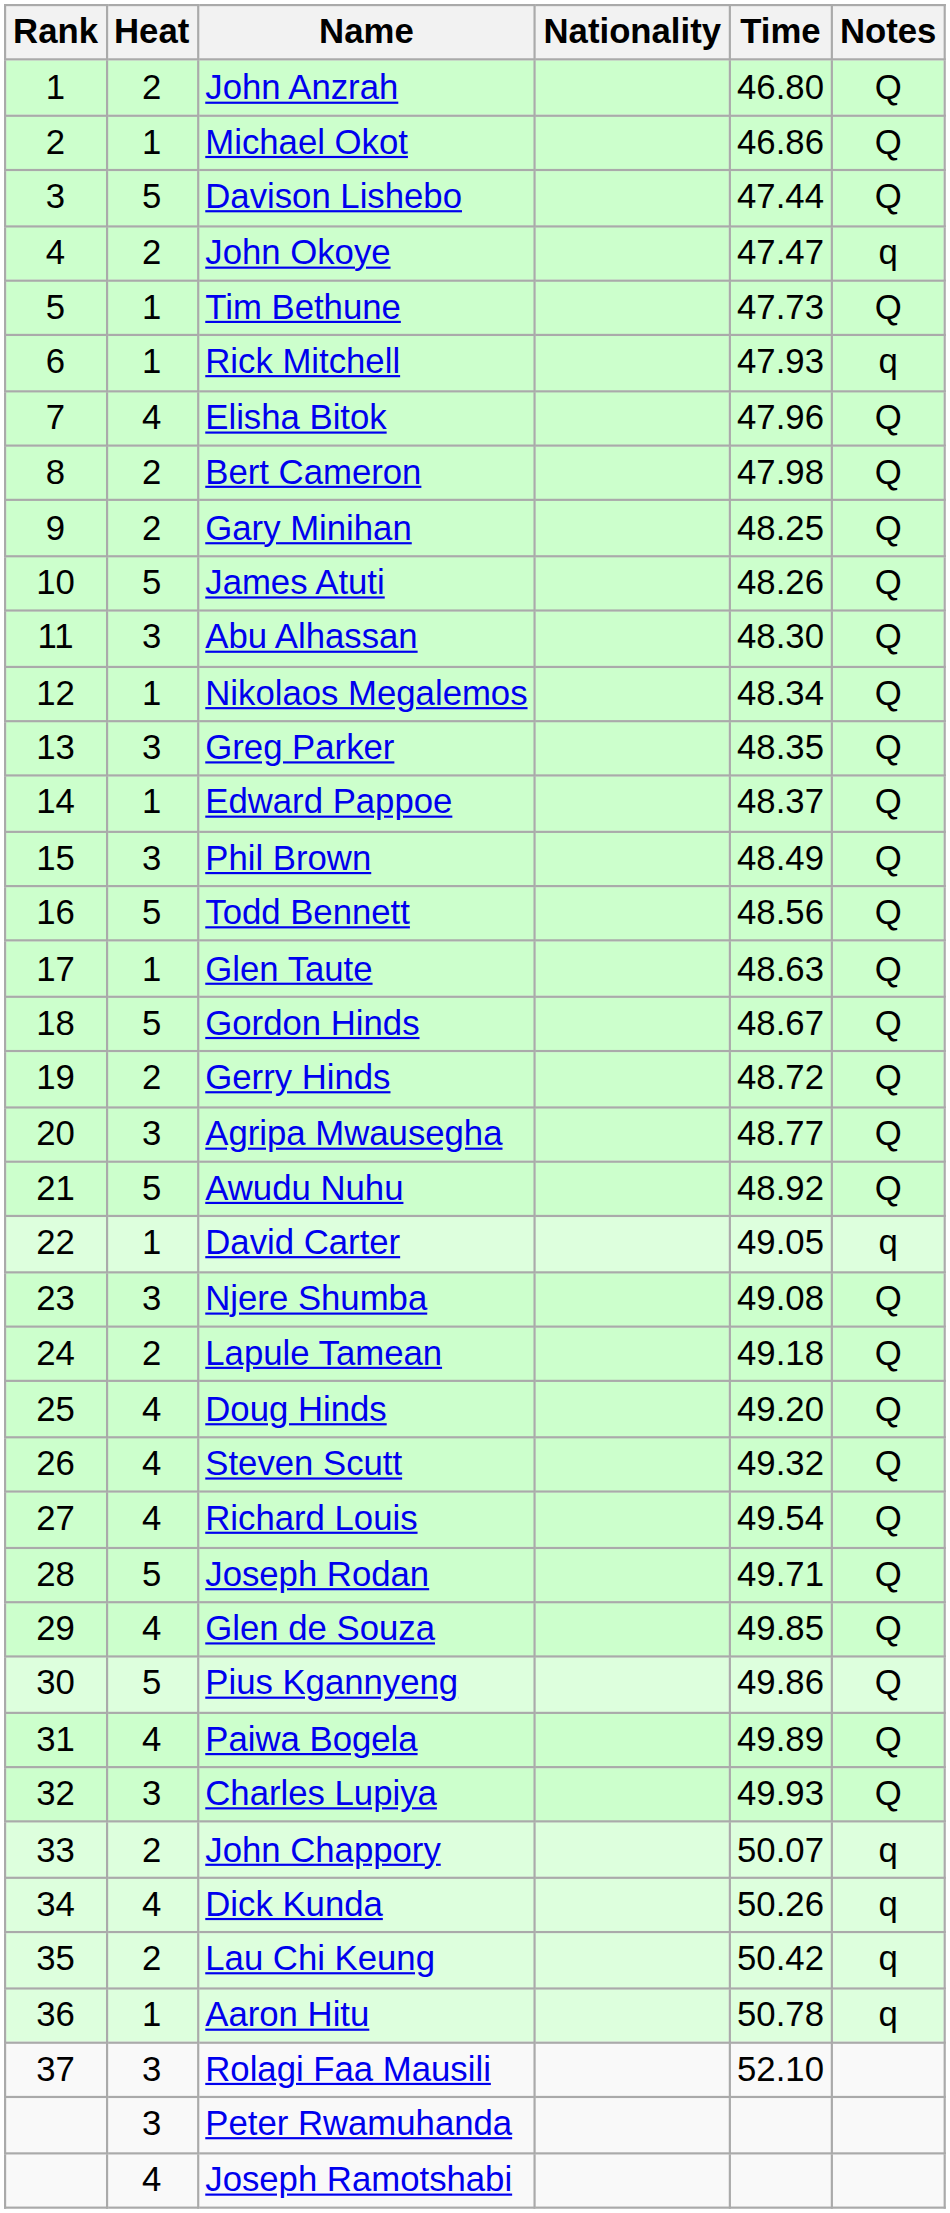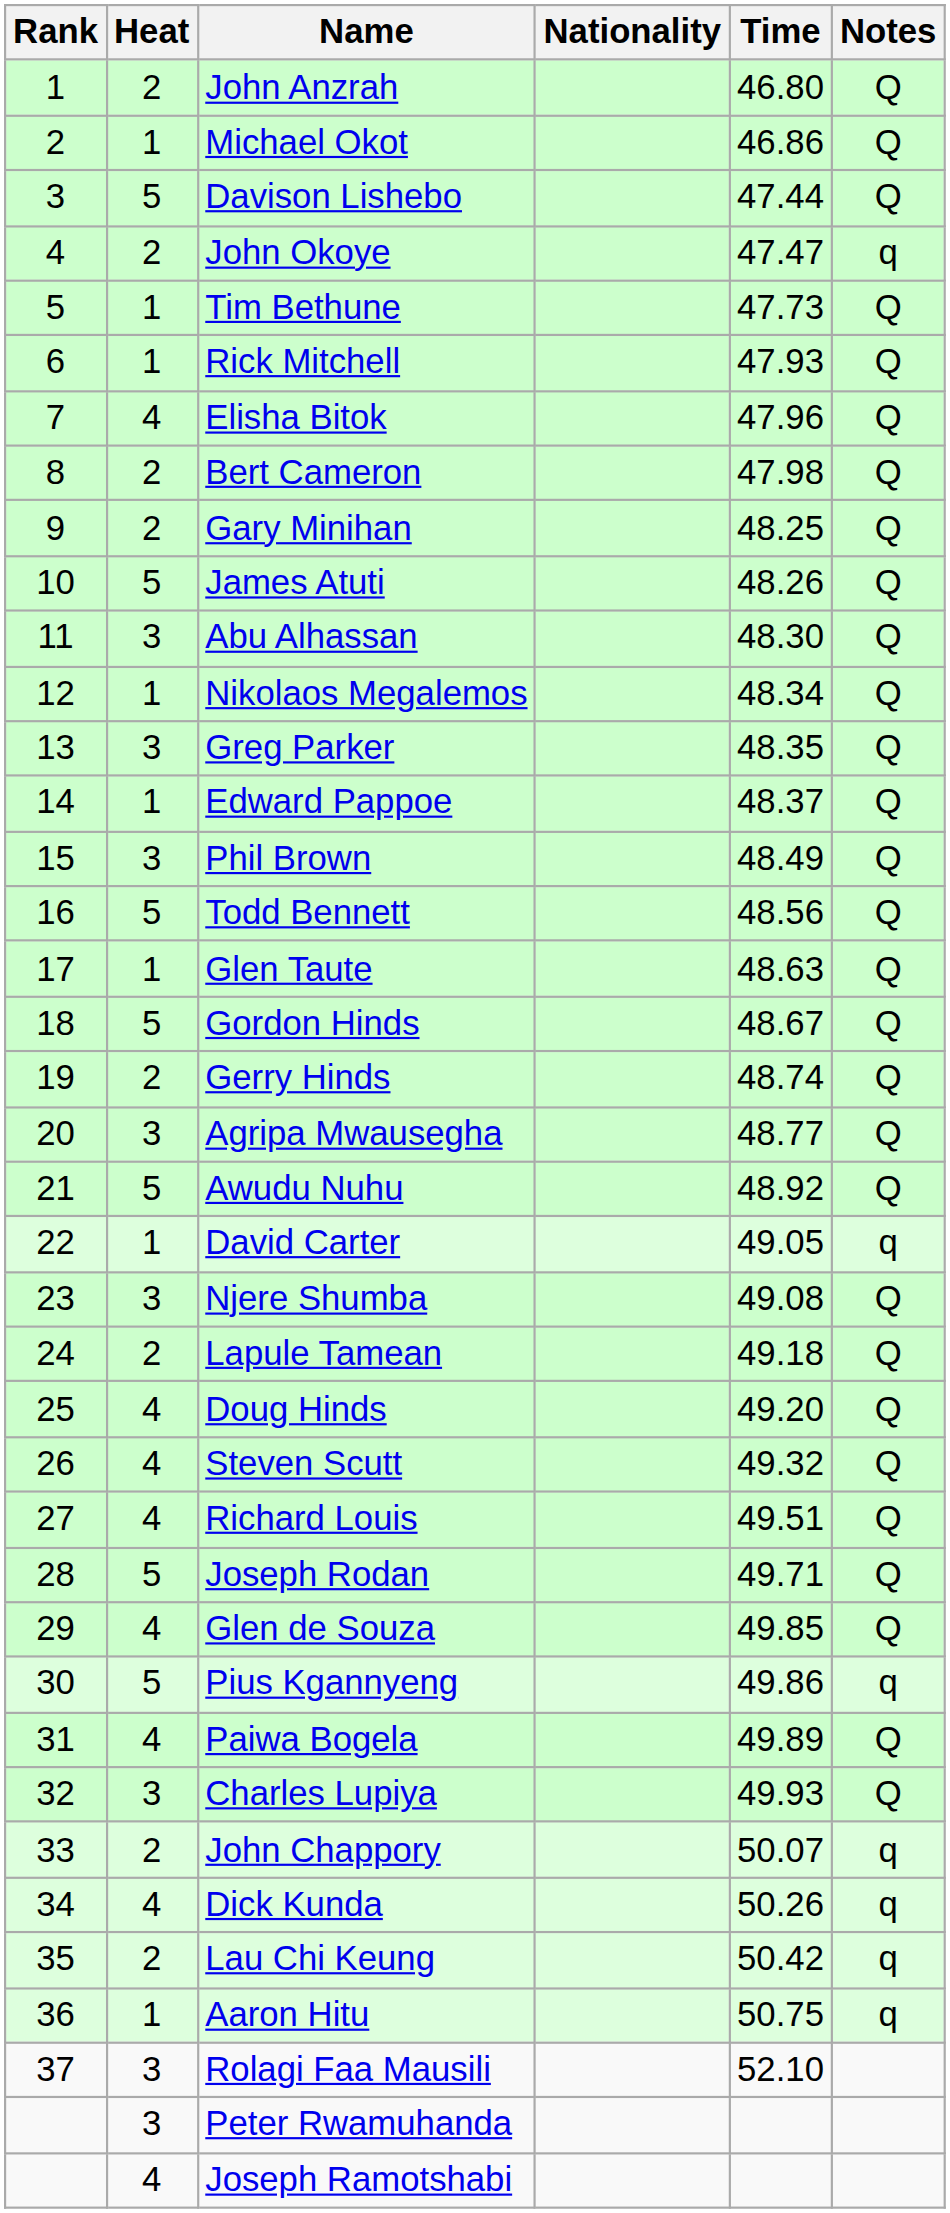(888, 362) q -> (888, 362) Q
(781, 1078) 48.72 -> (781, 1078) 48.74
(781, 1518) 49.54 -> (781, 1518) 49.51
(888, 1683) Q -> (888, 1683) q
(781, 2014) 50.78 -> (781, 2014) 50.75
